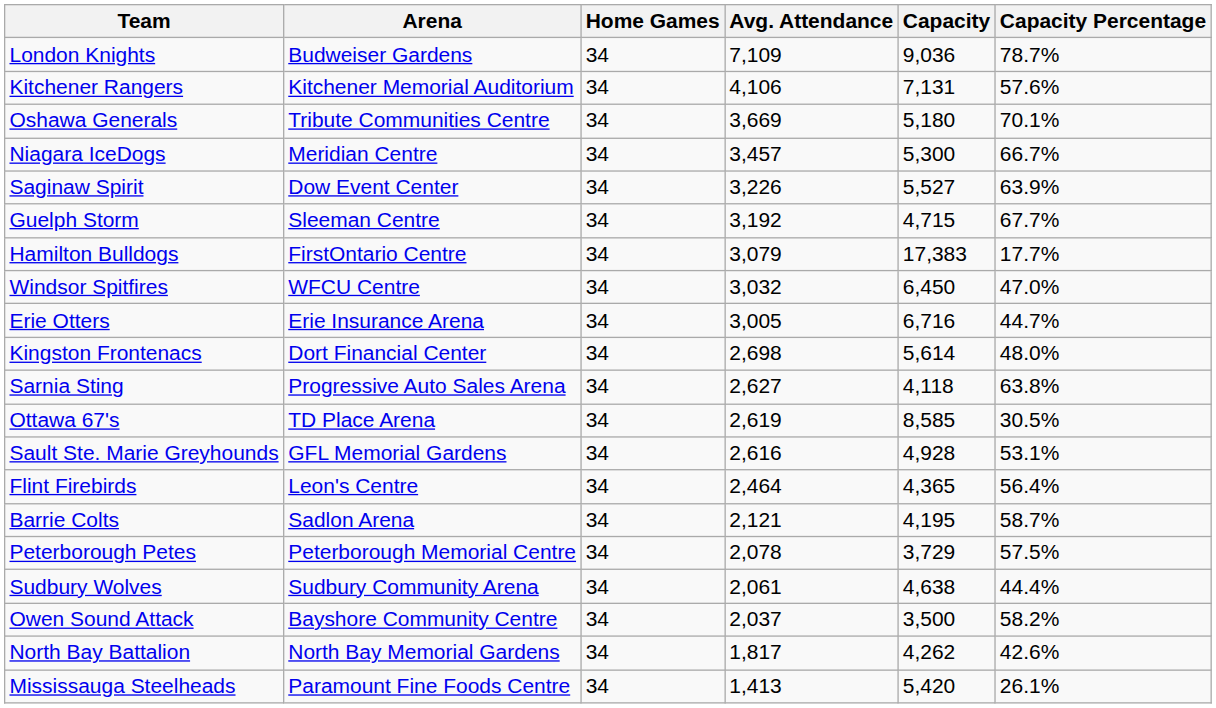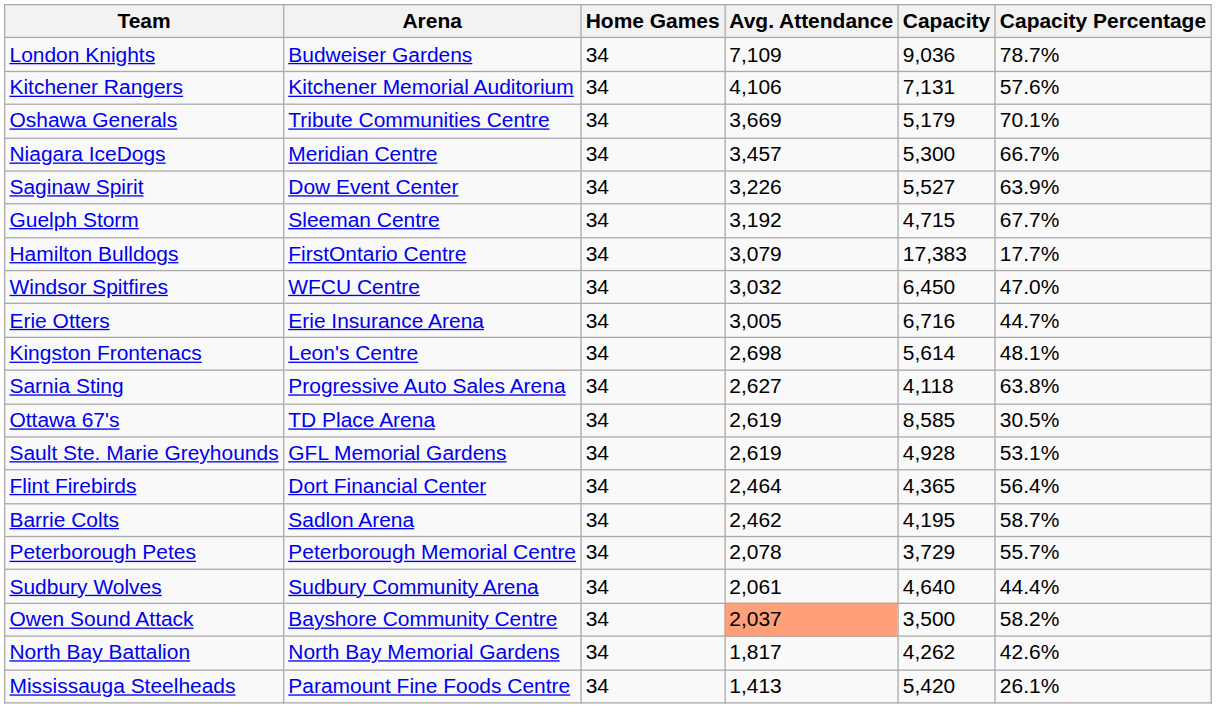(929, 120) 5,180 -> (929, 120) 5,179
(387, 353) Dort Financial Center -> (353, 353) Leon's Centre
(1030, 353) 48.0% -> (1030, 353) 48.1%
(756, 453) 2,616 -> (756, 453) 2,619
(353, 486) Leon's Centre -> (387, 486) Dort Financial Center
(756, 519) 2,121 -> (756, 519) 2,462
(1030, 552) 57.5% -> (1030, 552) 55.7%
(929, 586) 4,638 -> (929, 586) 4,640
(756, 619) no background -> (756, 619) lightsalmon background
